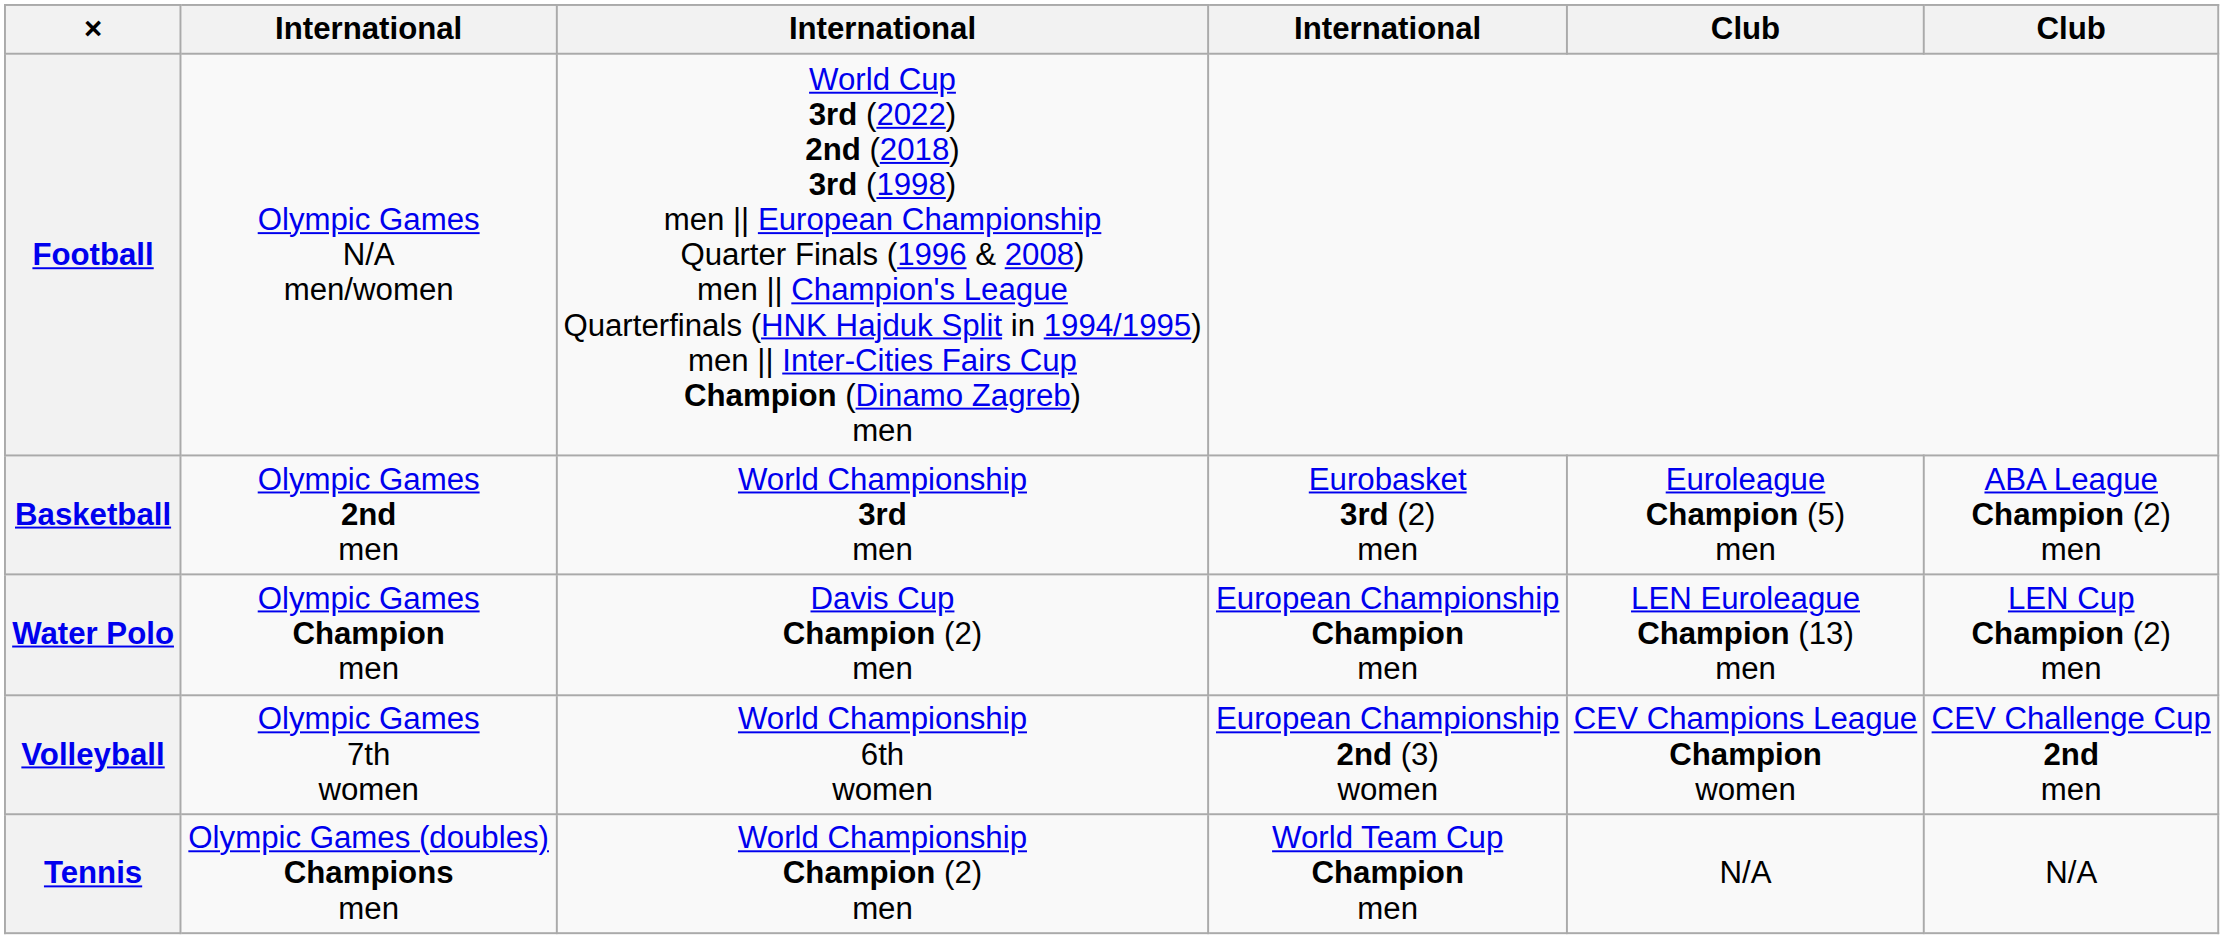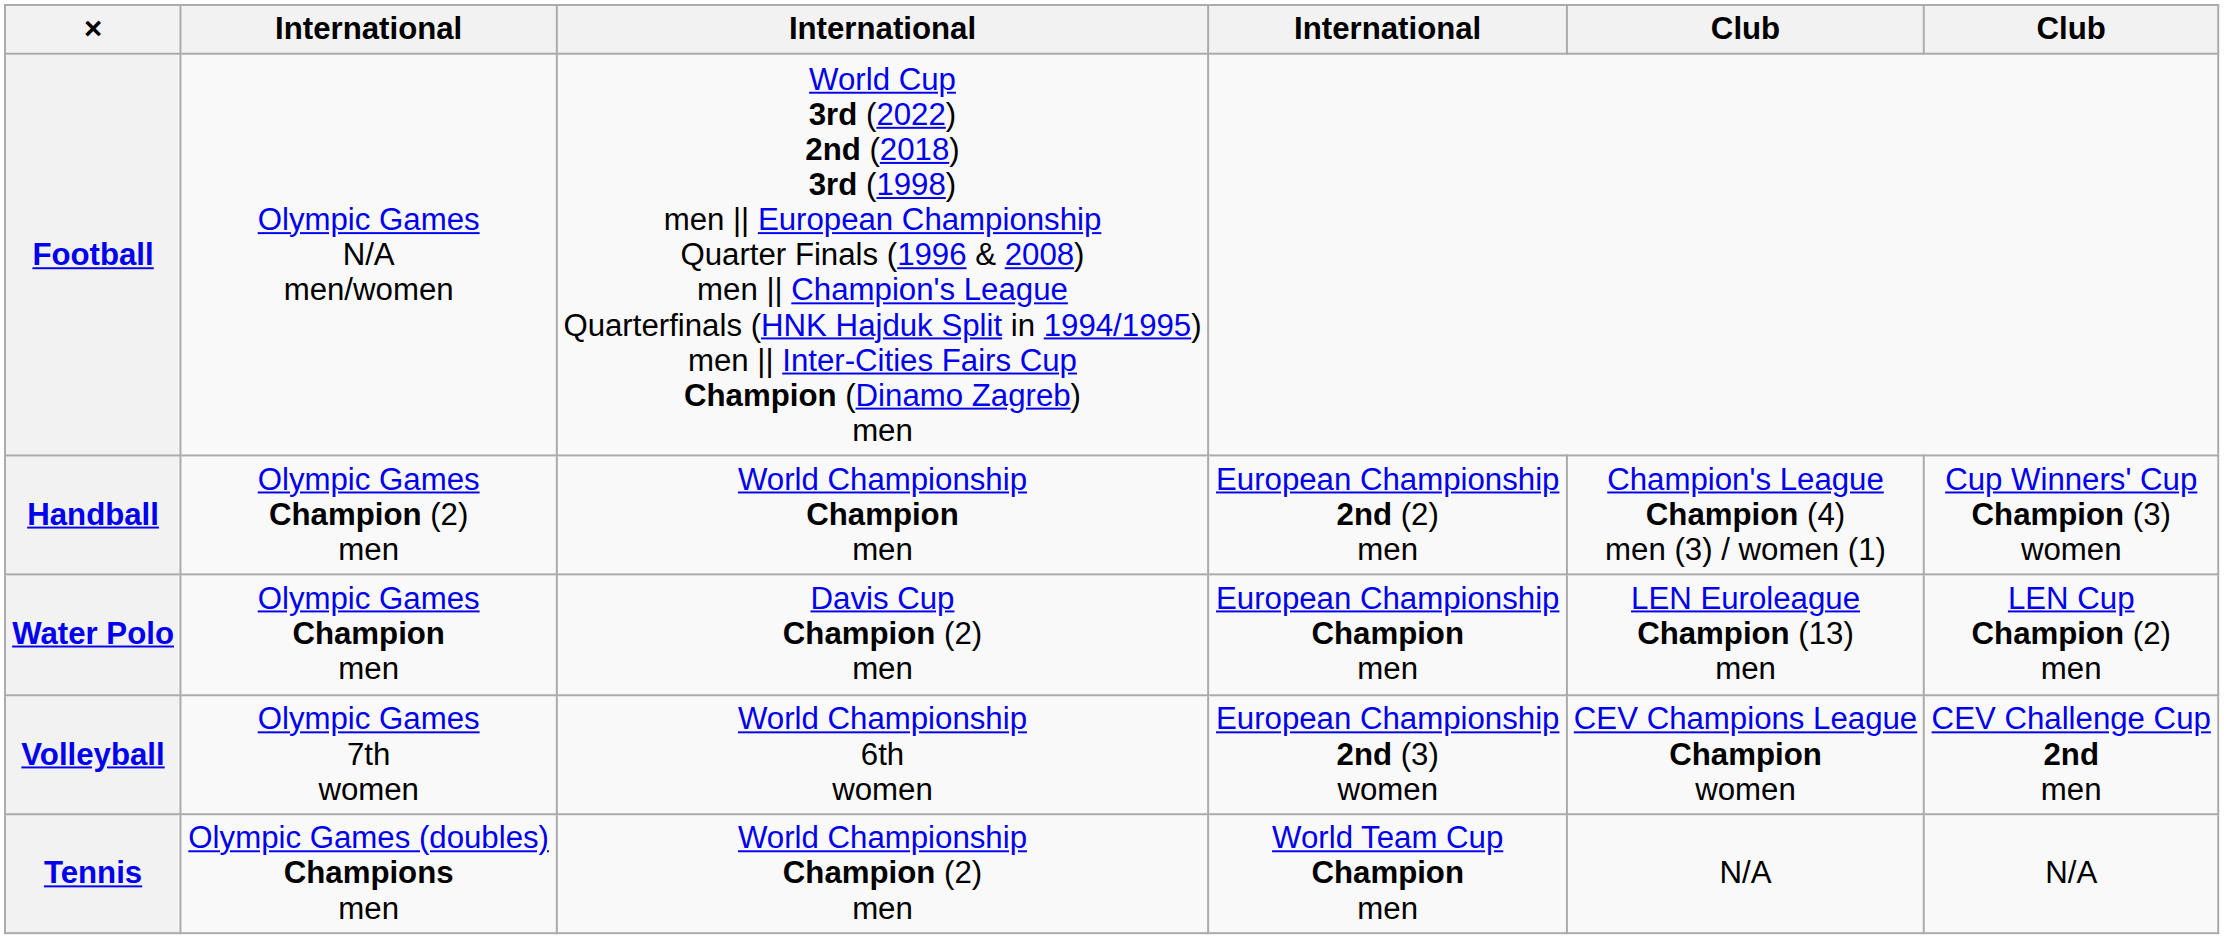+ row: (93, 514)
- row: (93, 514)
